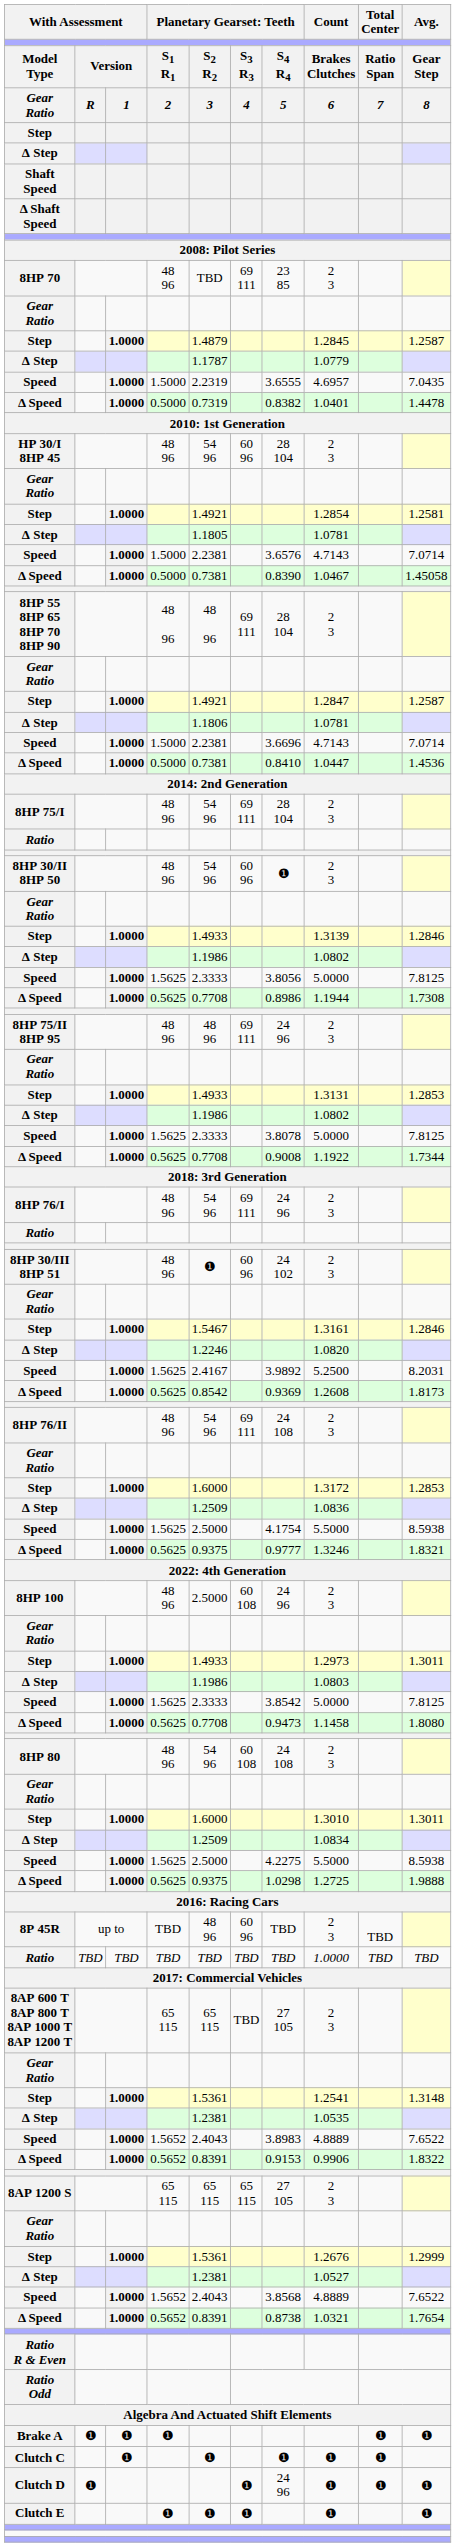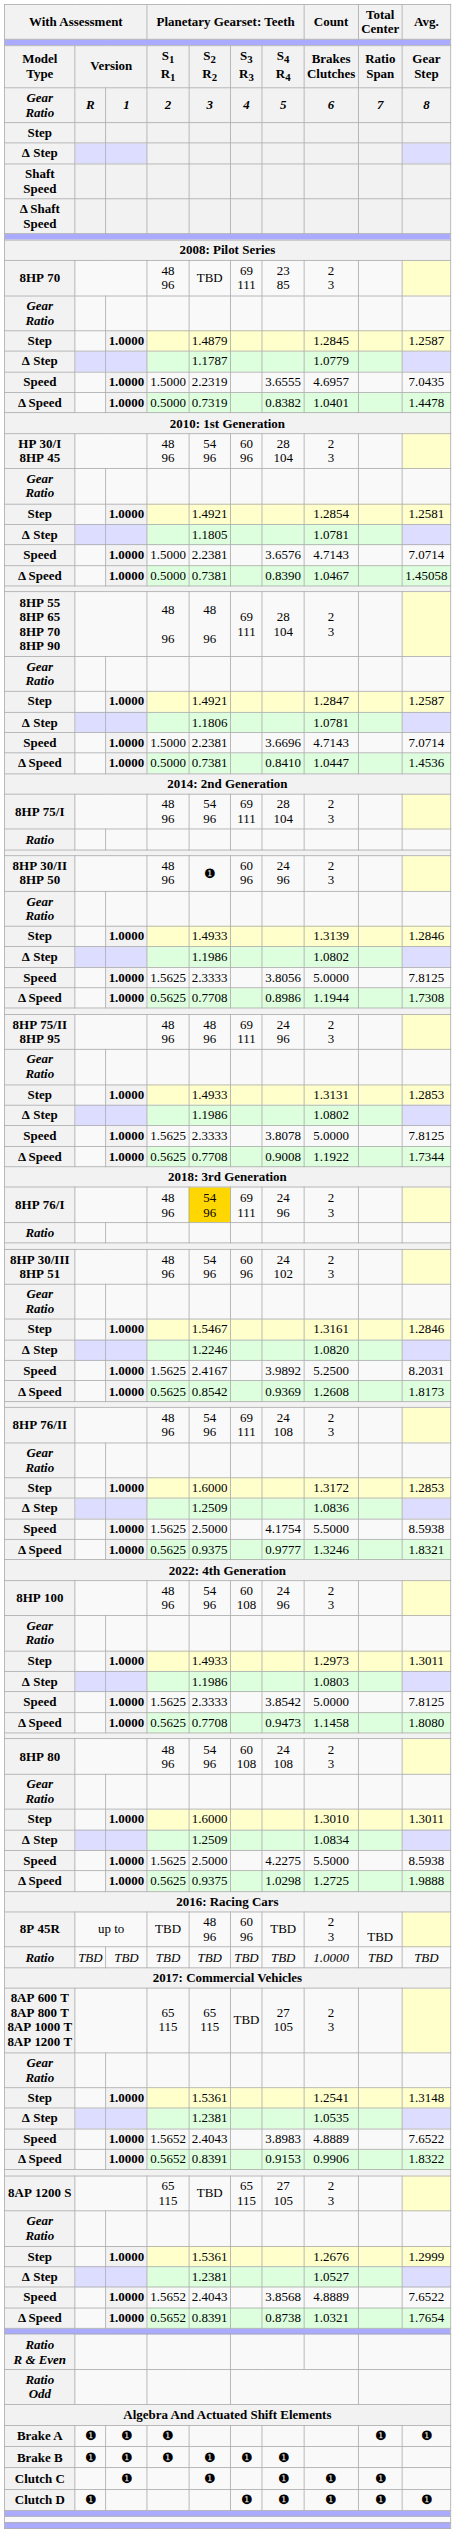(210, 873) 54 96 -> (210, 873) ❶
(283, 873) ❶ -> (283, 873) 24 96
(210, 1204) no background -> (210, 1204) gold background
(210, 1267) ❶ -> (210, 1266) 54 96
(210, 1598) 2.5000 -> (210, 1598) 54 96
(210, 2193) 65 115 -> (210, 2193) TBD
+ row: (40, 2457)
(283, 2485) 24 96 -> (283, 2500) ❶
- row: (40, 2513)
